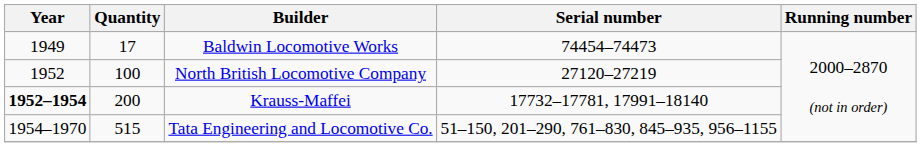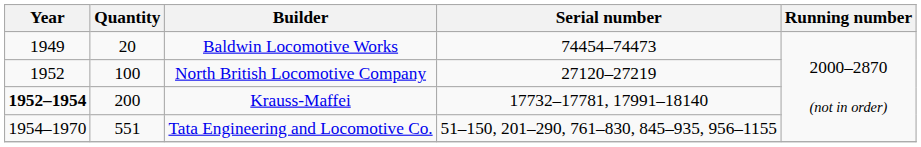(127, 45) 17 -> (127, 45) 20
(127, 127) 515 -> (127, 127) 551
